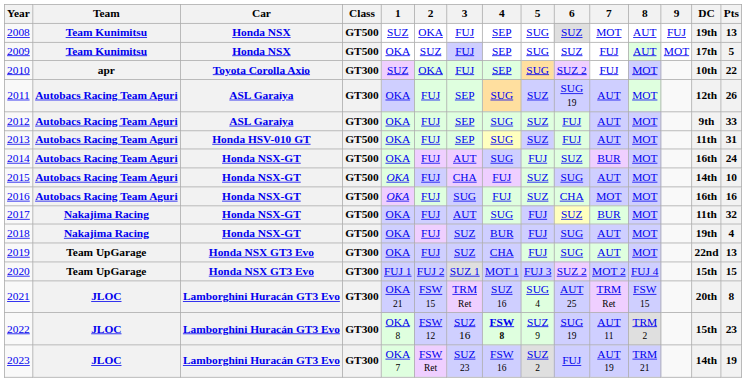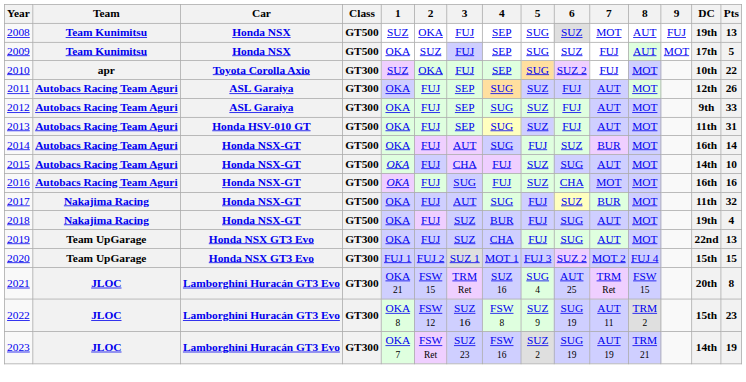(572, 96) SUG 19 -> (572, 89) FUJ
(731, 159) 24 -> (731, 145) 14
(502, 329) bold -> (502, 315) normal
(572, 361) FUJ -> (572, 348) SUG 19
